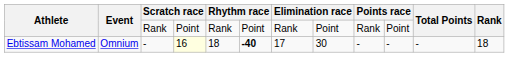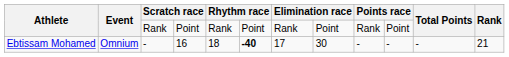(182, 44) lightyellow background -> (182, 44) no background
(483, 44) 18 -> (483, 44) 21
